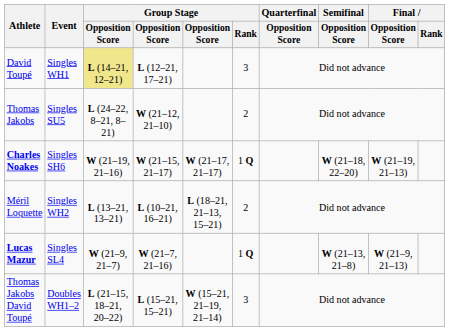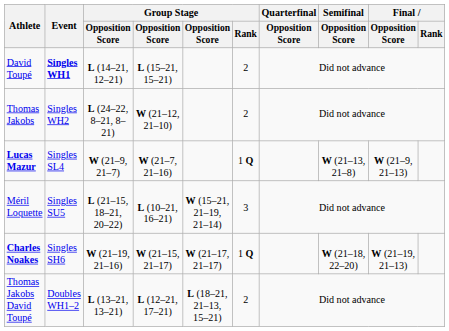(62, 68) normal -> (62, 68) bold
(108, 74) khaki background -> (108, 74) no background
(158, 74) L (12–21, 17–21) -> (158, 74) L (15–21, 15–21)
(246, 68) 3 -> (246, 68) 2
(62, 115) Singles SU5 -> (62, 115) Singles WH2
rows swapped: (21, 254) <-> (24, 161)
(62, 207) Singles WH2 -> (62, 207) Singles SU5
(108, 213) L (13–21, 13–21) -> (108, 213) L (21–15, 18–21, 20–22)
(207, 213) L (18–21, 21–13, 15–21) -> (207, 213) W (15–21, 21–19, 21–14)
(246, 207) 2 -> (246, 207) 3
(108, 306) L (21–15, 18–21, 20–22) -> (108, 306) L (13–21, 13–21)
(158, 306) L (15–21, 15–21) -> (158, 306) L (12–21, 17–21)
(207, 306) W (15–21, 21–19, 21–14) -> (207, 306) L (18–21, 21–13, 15–21)
(246, 300) 3 -> (246, 300) 2
